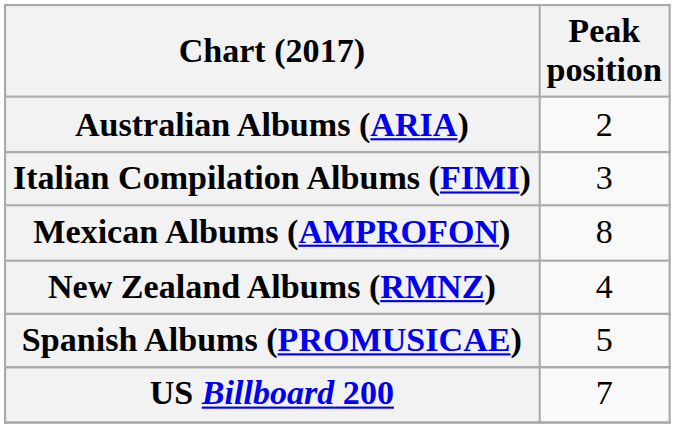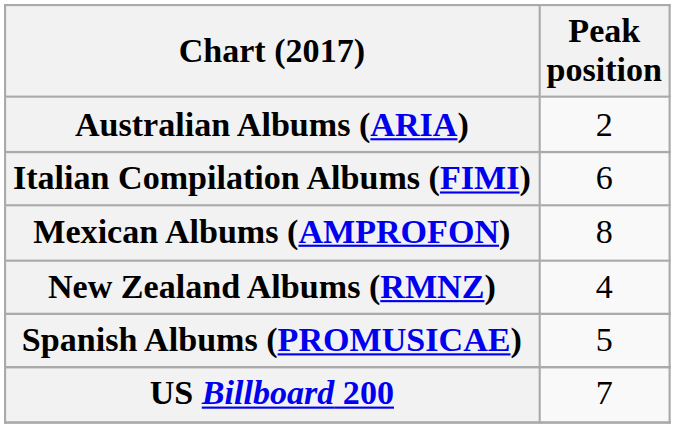(604, 177) 3 -> (604, 177) 6
